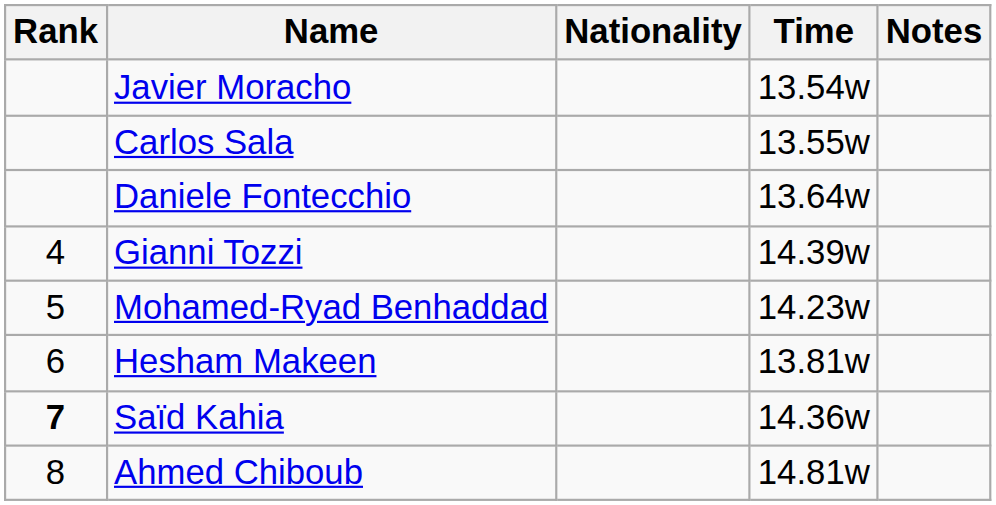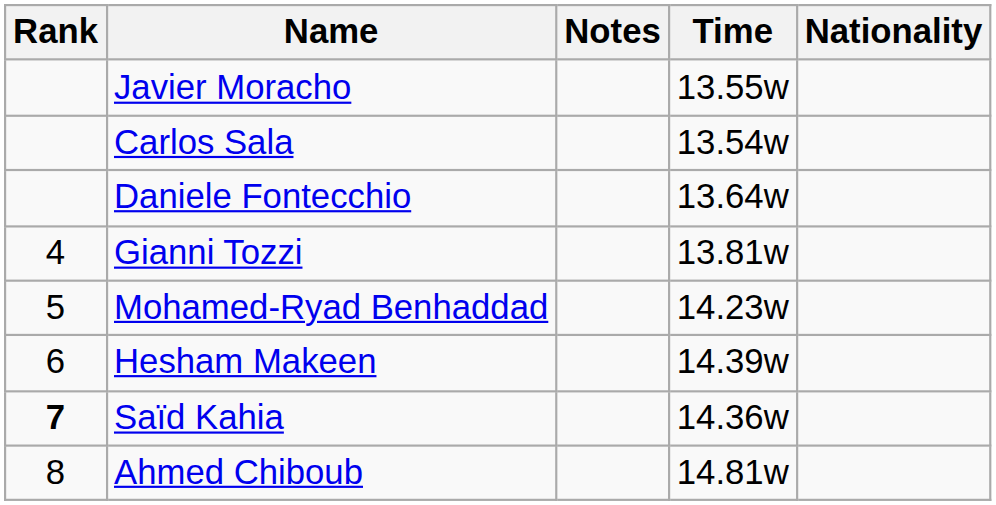columns swapped: (653, 32) <-> (934, 32)
(814, 87) 13.54w -> (733, 87) 13.55w
(814, 142) 13.55w -> (733, 142) 13.54w
(814, 252) 14.39w -> (733, 252) 13.81w
(814, 362) 13.81w -> (733, 362) 14.39w
